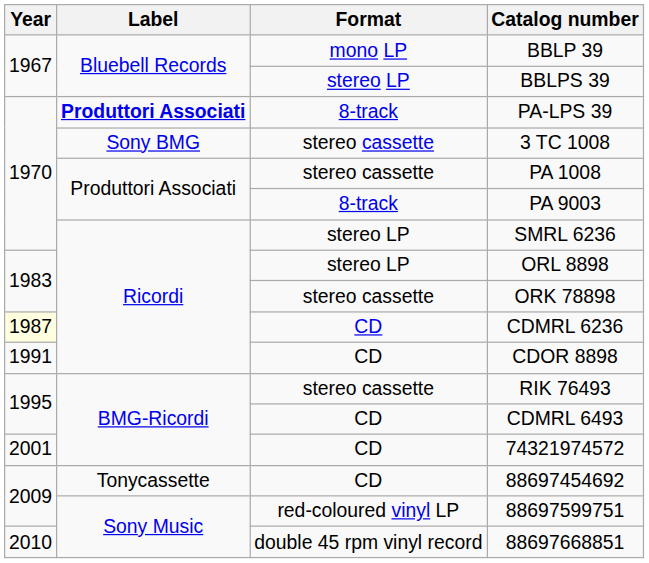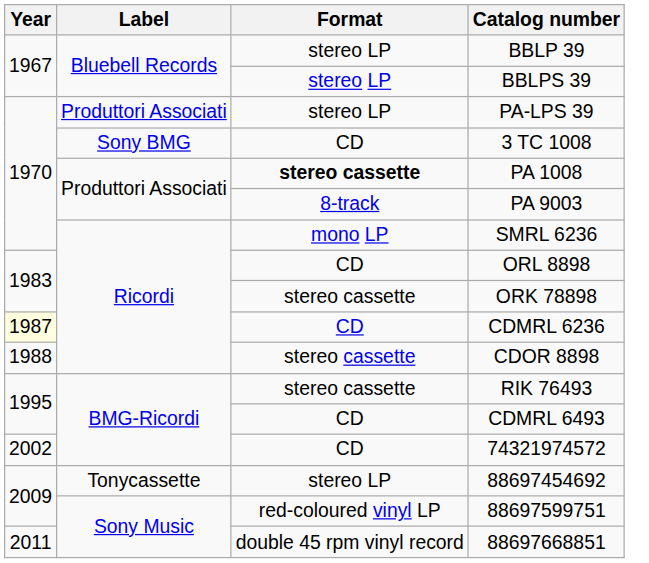(368, 50) mono LP -> (350, 50) stereo LP
(153, 111) bold -> (144, 111) normal
(368, 111) 8-track -> (350, 111) stereo LP
(368, 142) stereo cassette -> (350, 142) CD
(368, 173) normal -> (350, 173) bold
(368, 234) stereo LP -> (350, 234) mono LP
(368, 265) stereo LP -> (350, 265) CD
(31, 357) 1991 -> (31, 357) 1988
(368, 357) CD -> (350, 357) stereo cassette
(31, 449) 2001 -> (31, 449) 2002
(368, 480) CD -> (350, 480) stereo LP
(31, 541) 2010 -> (31, 541) 2011
